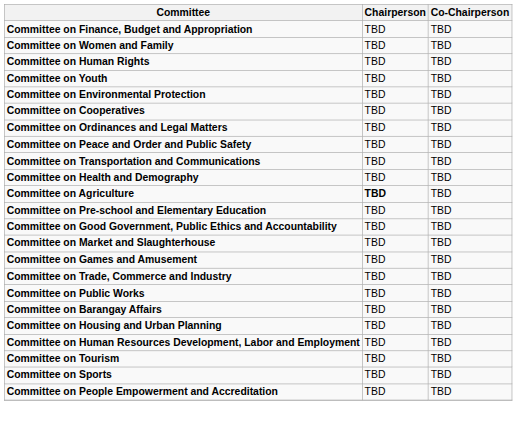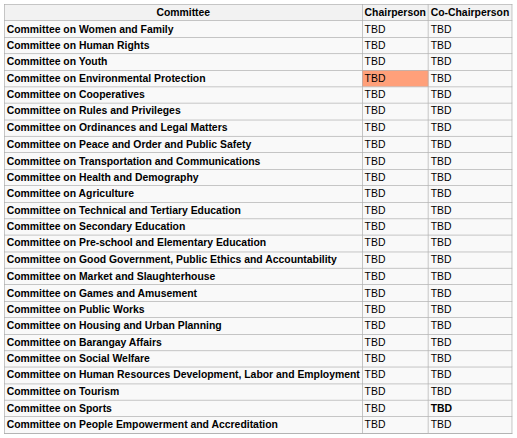- row: (130, 29)
(375, 95) no background -> (375, 78) lightsalmon background
+ row: (94, 111)
(375, 194) bold -> (375, 194) normal
+ row: (124, 210)
+ row: (96, 227)
- row: (119, 276)
rows swapped: (114, 326) <-> (84, 309)
+ row: (78, 359)
(441, 375) normal -> (441, 408) bold
